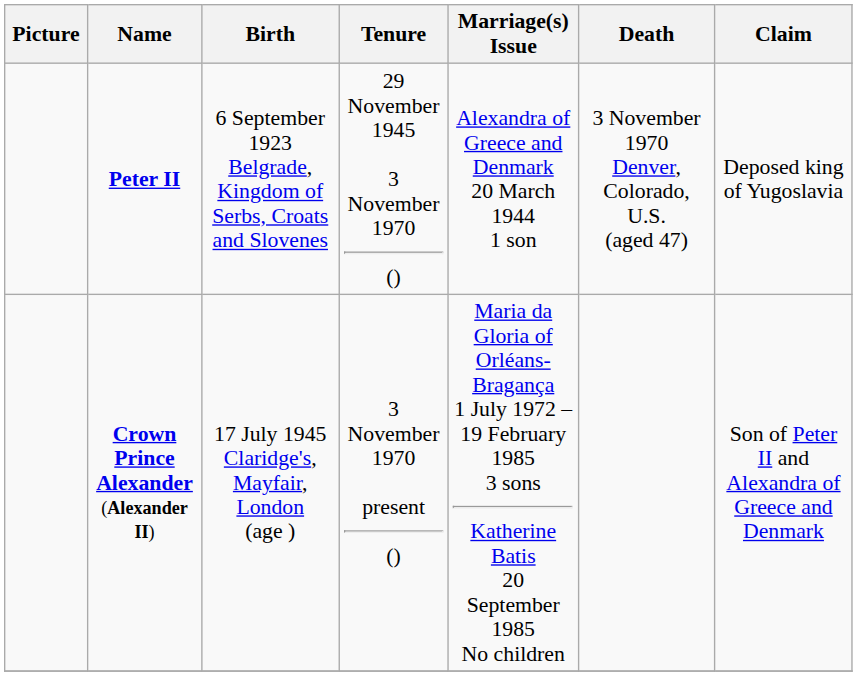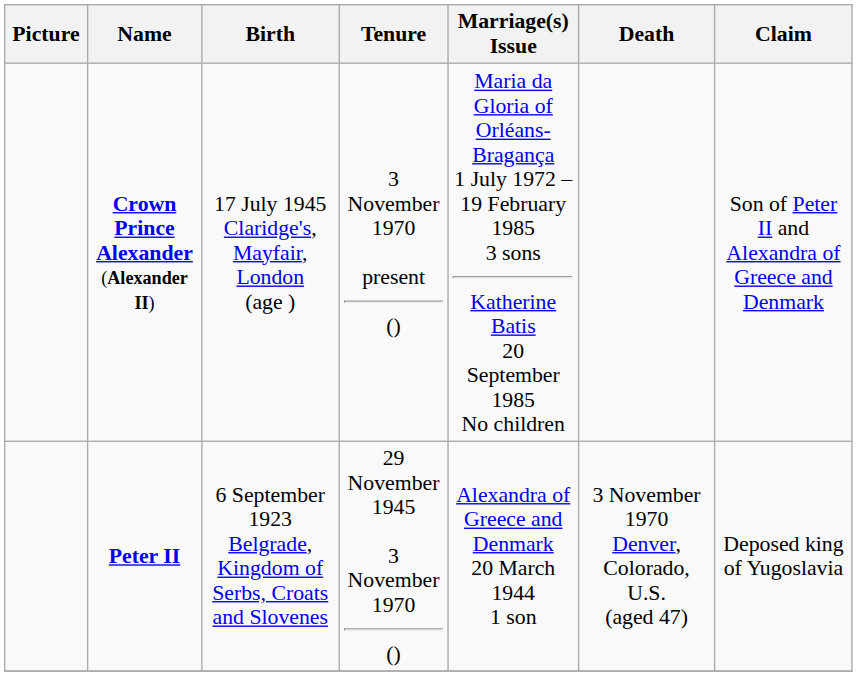rows swapped: (144, 178) <-> (144, 482)
